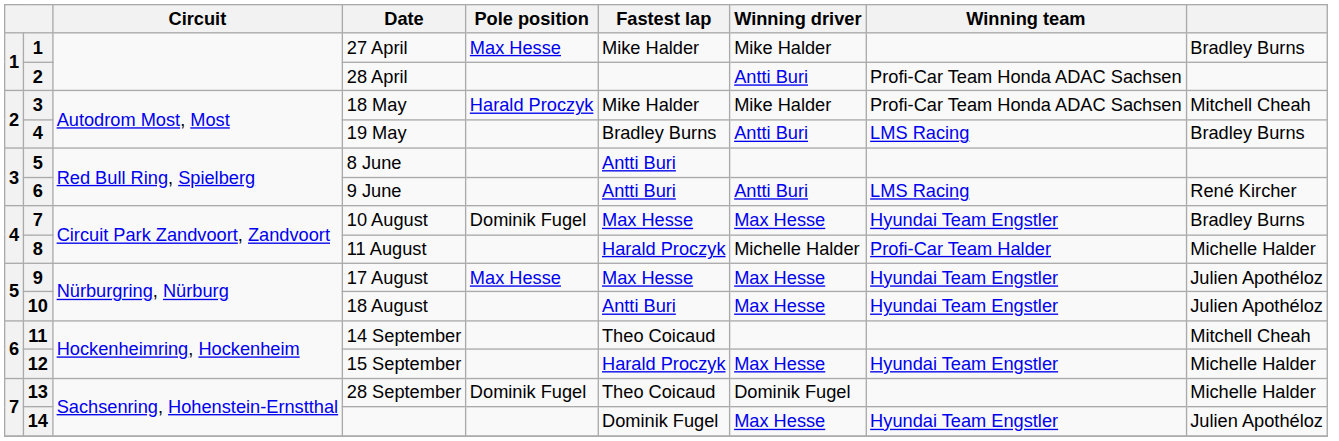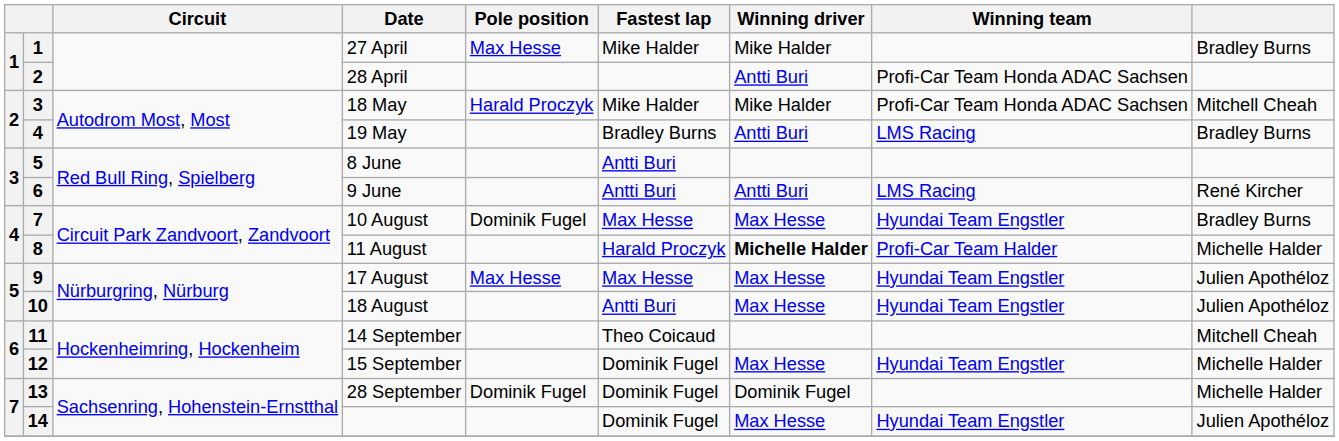(797, 248) normal -> (801, 248) bold
(664, 363) Harald Proczyk -> (660, 363) Dominik Fugel
(659, 392) Theo Coicaud -> (660, 392) Dominik Fugel
